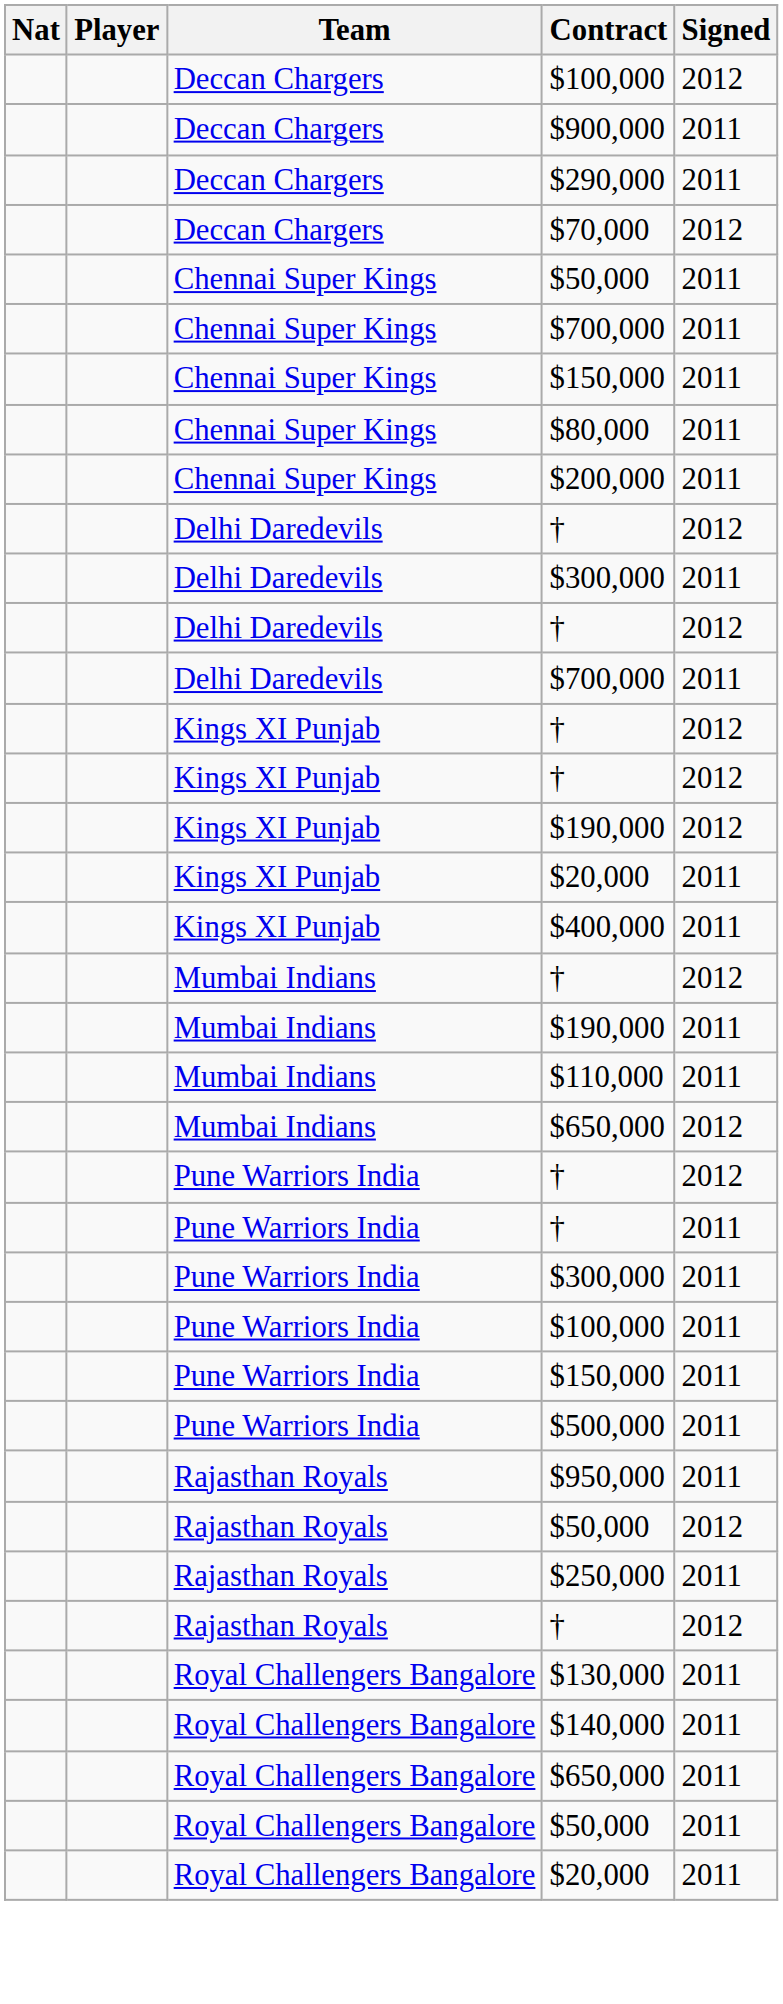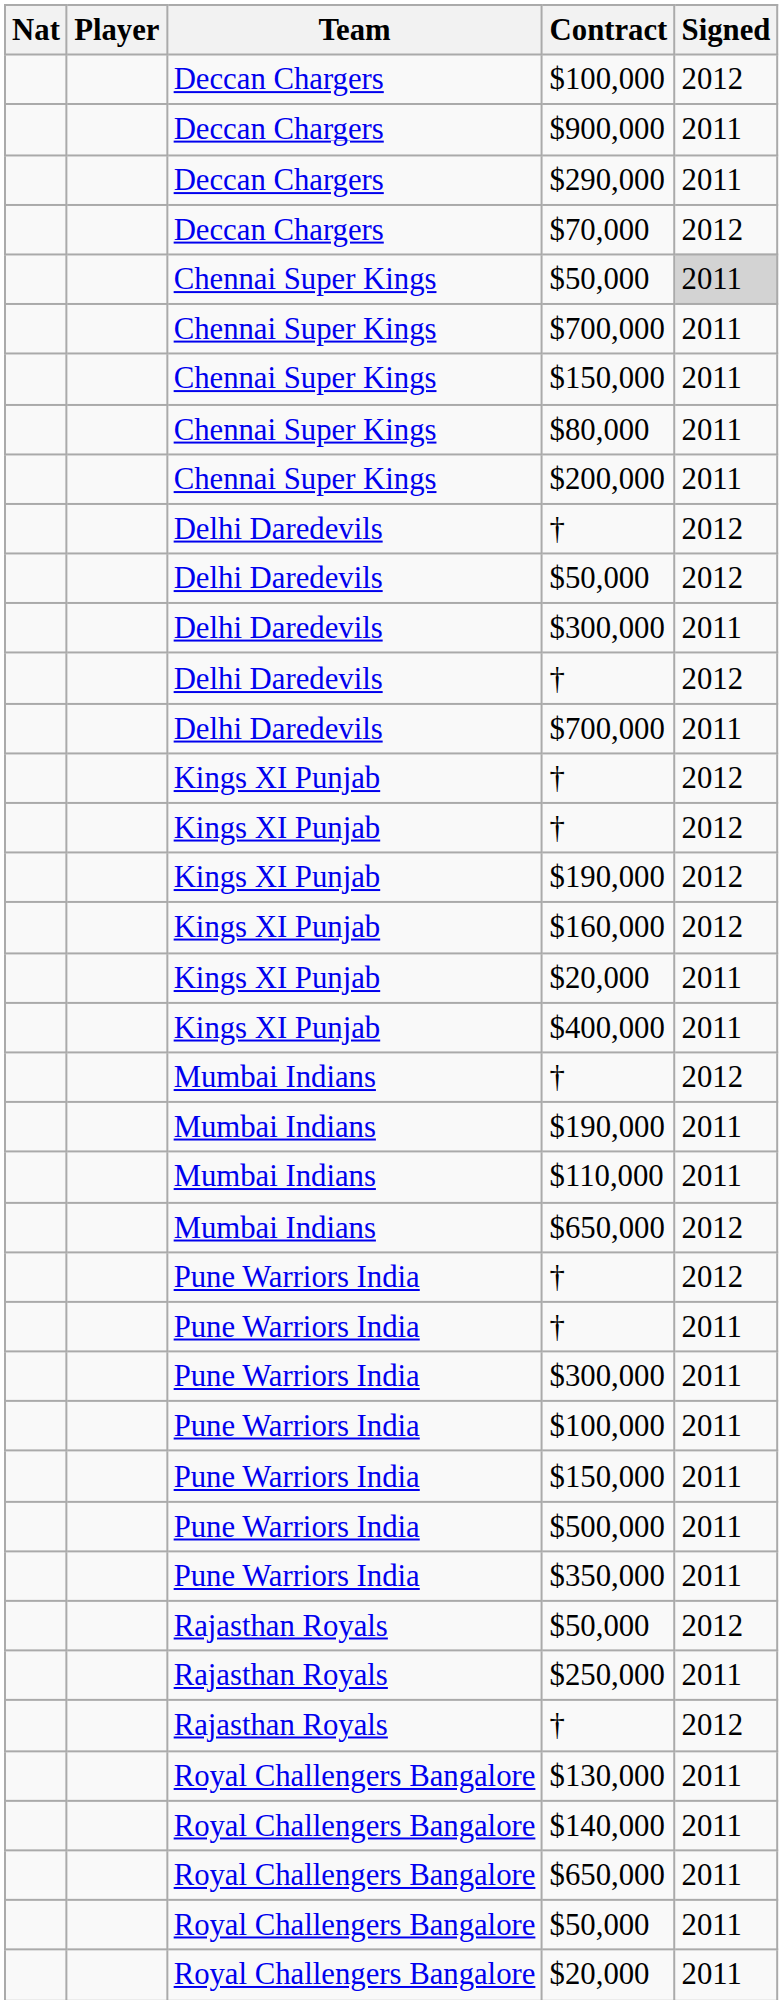(712, 278) no background -> (712, 278) lightgrey background
+ row: (278, 577)
+ row: (277, 926)
+ row: (297, 1574)
- row: (281, 1475)
